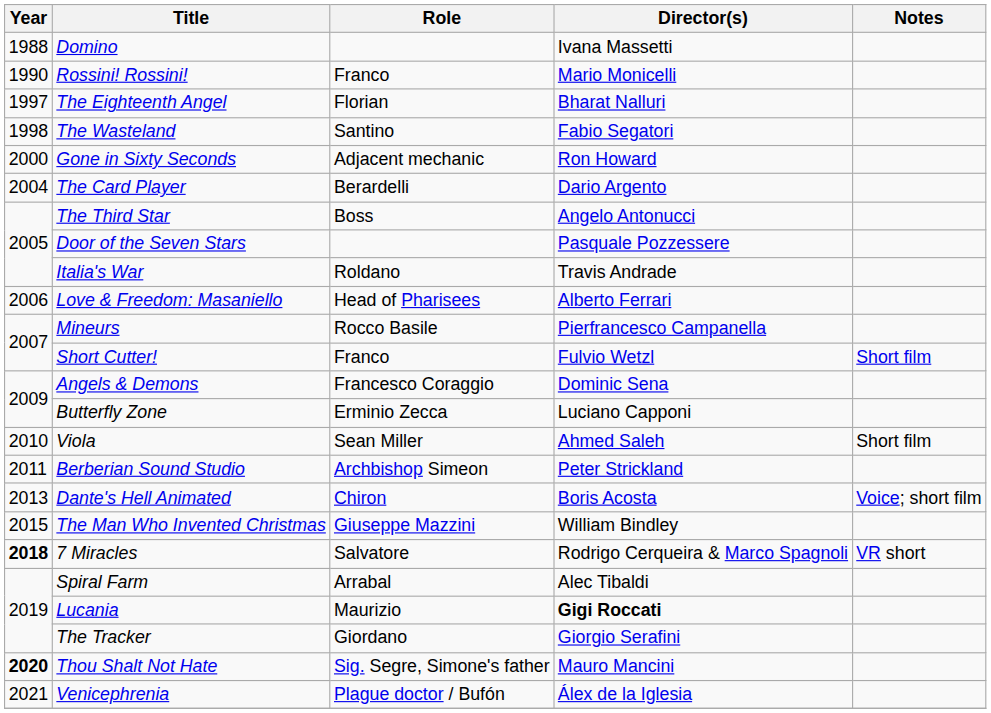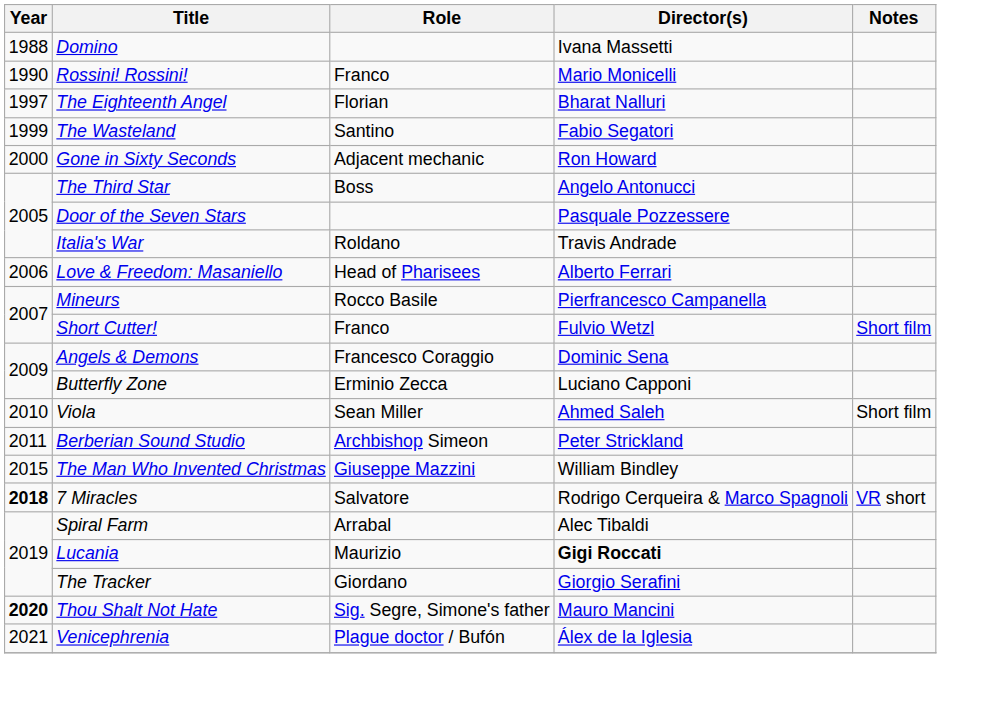(28, 131) 1998 -> (28, 131) 1999
- row: (121, 187)
- row: (144, 497)
